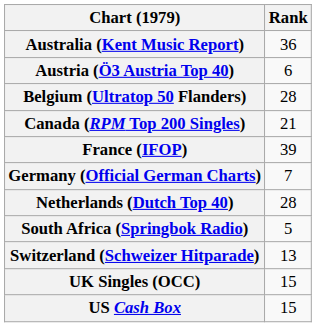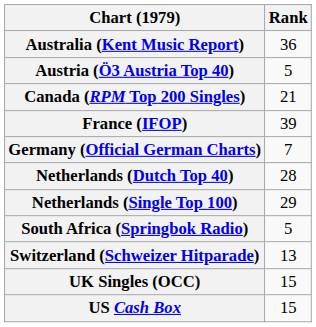(288, 70) 6 -> (288, 70) 5
- row: (135, 96)
+ row: (135, 202)
